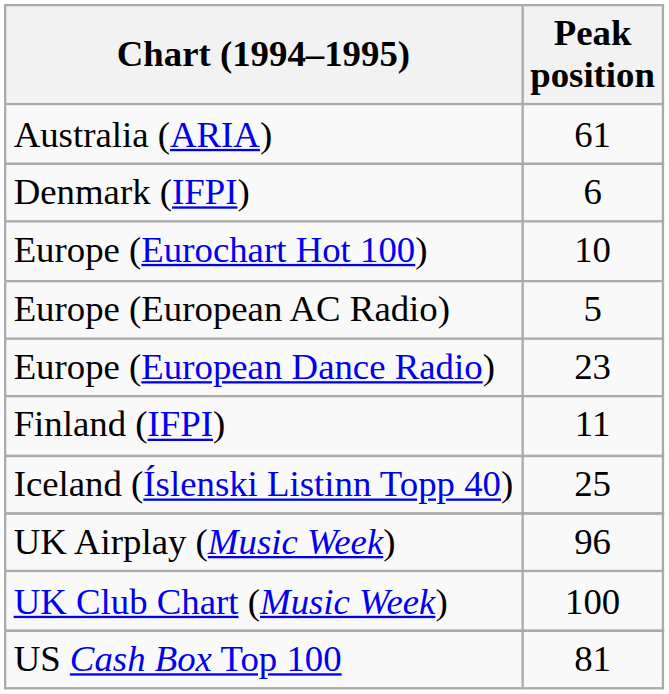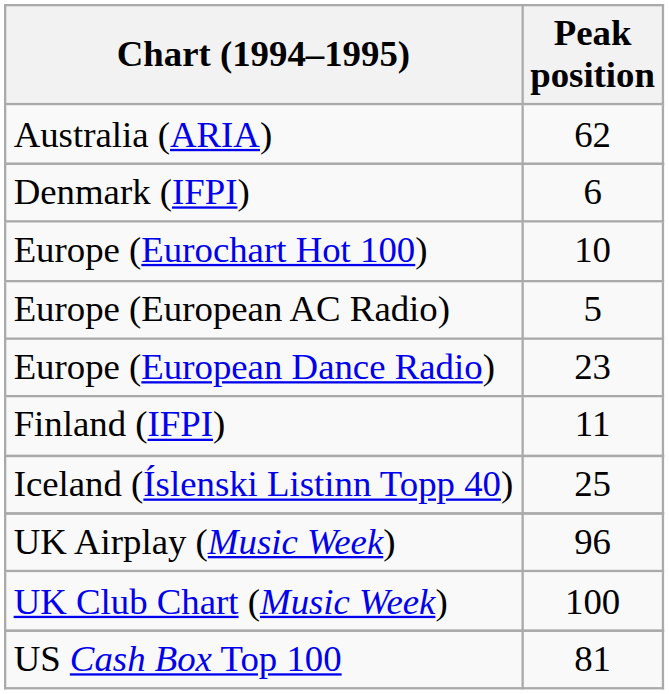(593, 133) 61 -> (593, 133) 62
